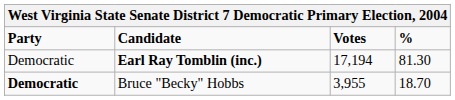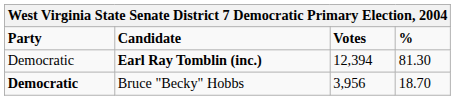(353, 60) 17,194 -> (353, 60) 12,394
(349, 83) 3,955 -> (349, 83) 3,956
